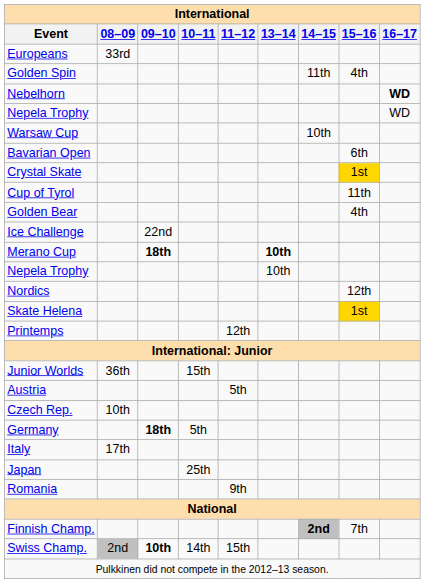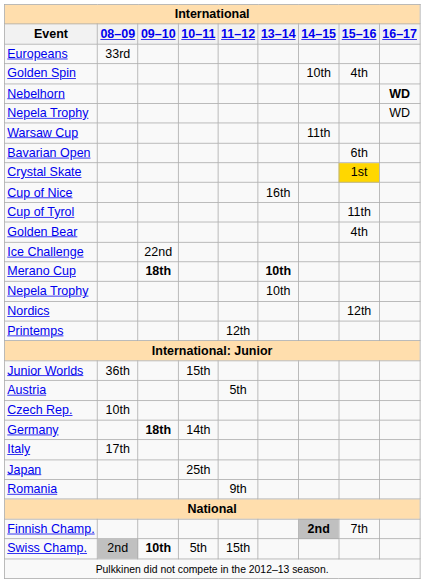(319, 73) 11th -> (319, 73) 10th
(319, 133) 10th -> (319, 133) 11th
+ row: (40, 192)
- row: (45, 311)
(198, 430) 5th -> (198, 430) 14th
(198, 548) 14th -> (198, 548) 5th
